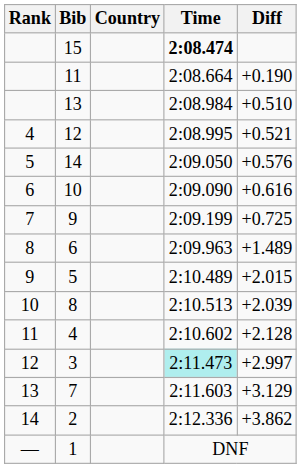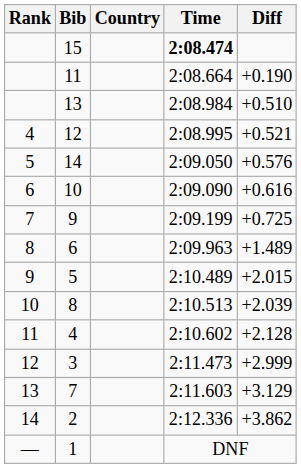(201, 362) paleturquoise background -> (201, 362) no background
(267, 362) +2.997 -> (267, 362) +2.999
